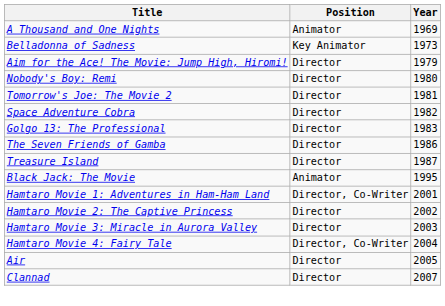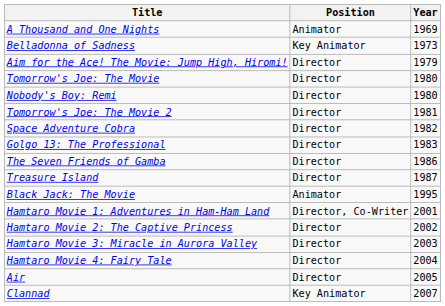+ row: (83, 79)
(350, 244) Director, Co-Writer -> (317, 261) Director
(317, 277) Director -> (329, 294) Key Animator
